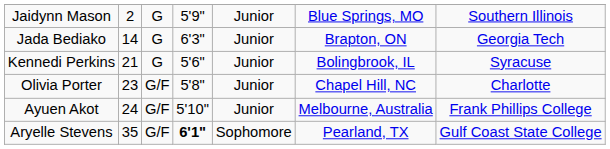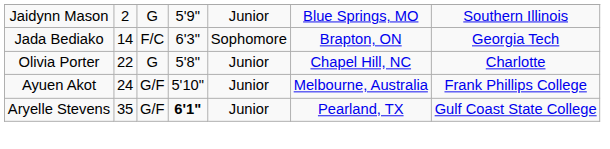(157, 39) G -> (152, 39) F/C
(254, 39) Junior -> (249, 39) Sophomore
- row: (61, 62)
(130, 86) 23 -> (125, 62) 22
(157, 86) G/F -> (152, 62) G
(254, 132) Sophomore -> (249, 109) Junior
